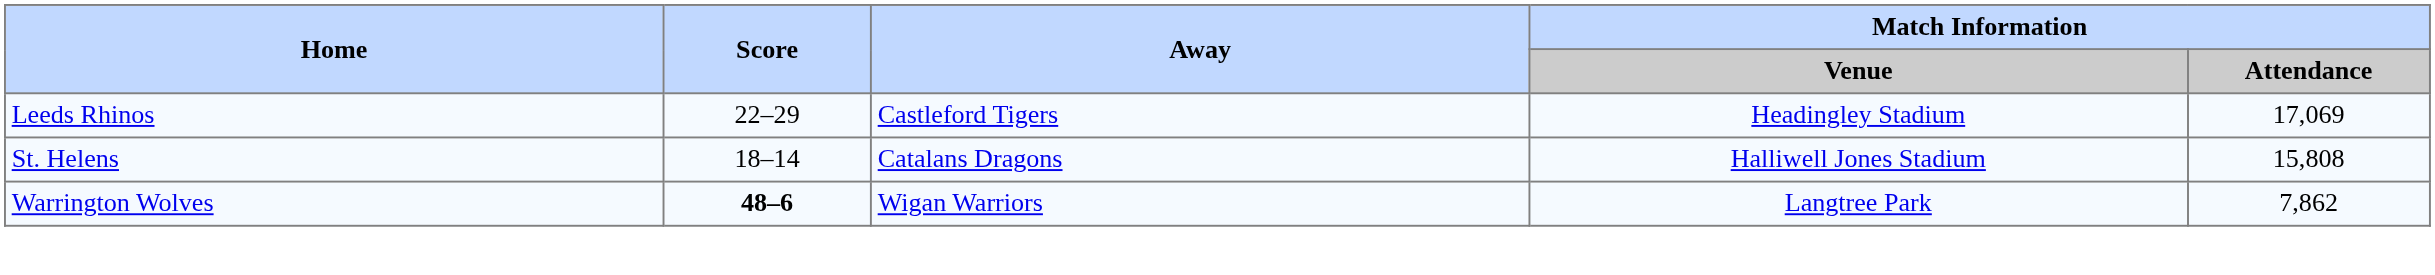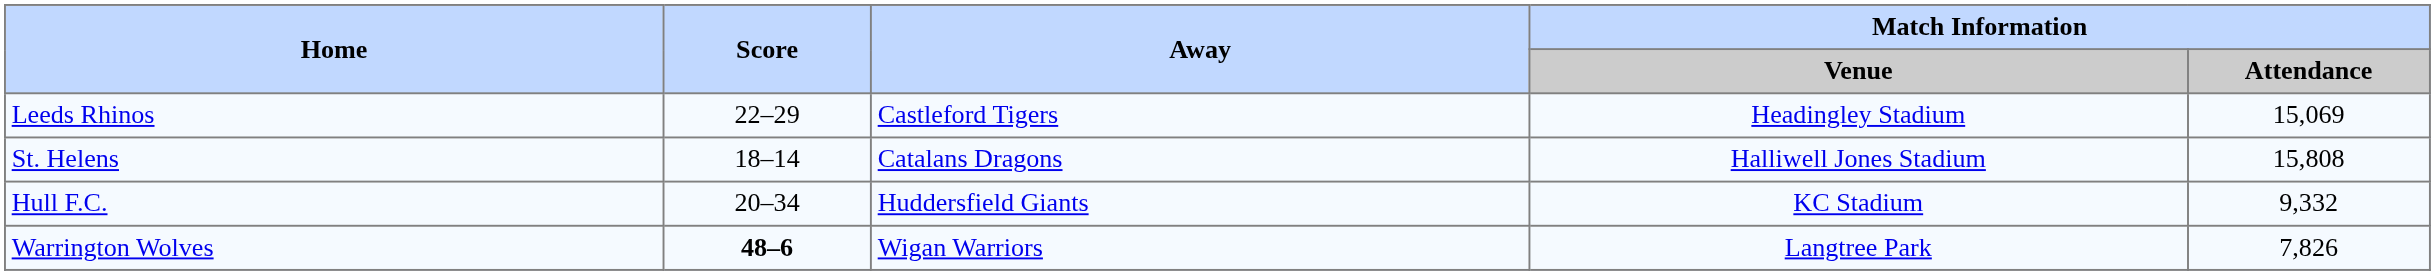(2309, 114) 17,069 -> (2309, 114) 15,069
+ row: (60, 203)
(2309, 203) 7,862 -> (2309, 247) 7,826
